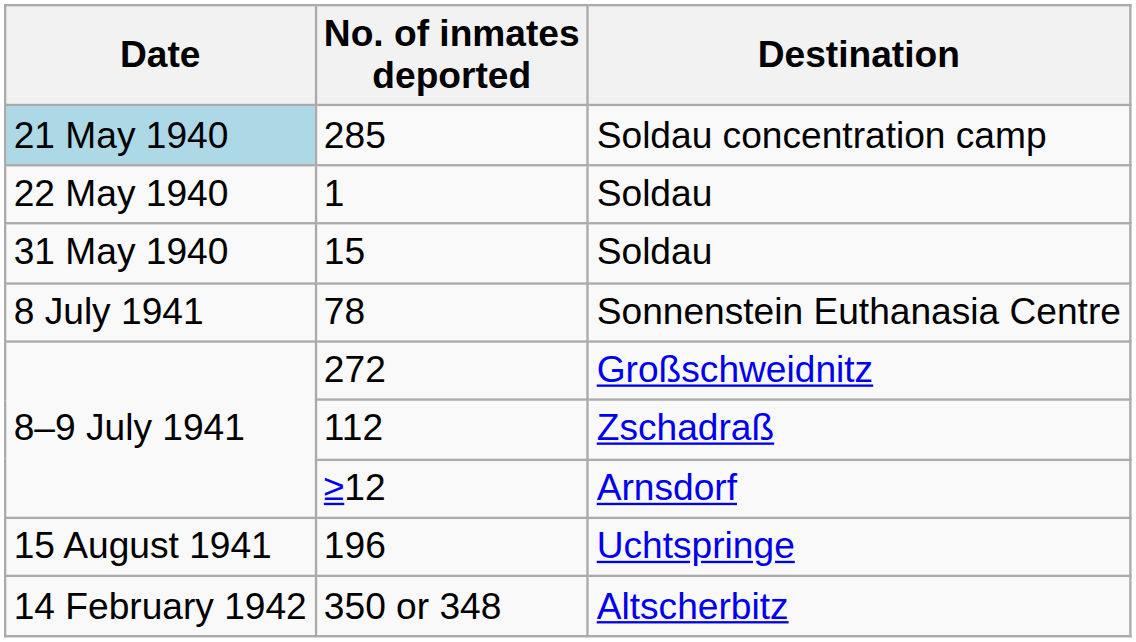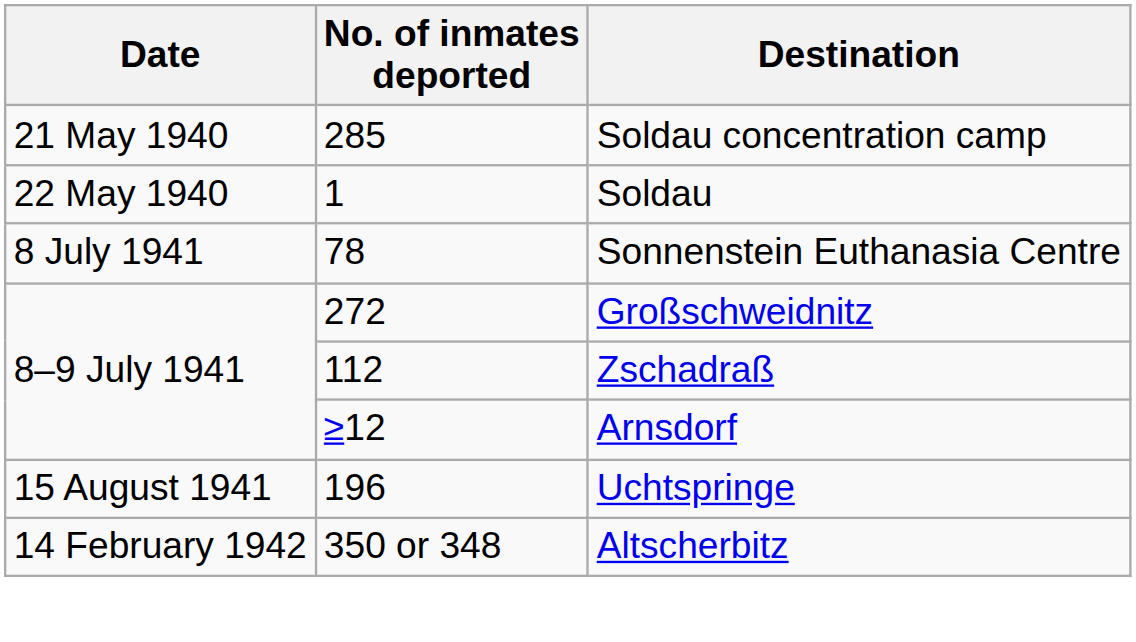(121, 134) lightblue background -> (121, 134) no background
- row: (345, 252)
